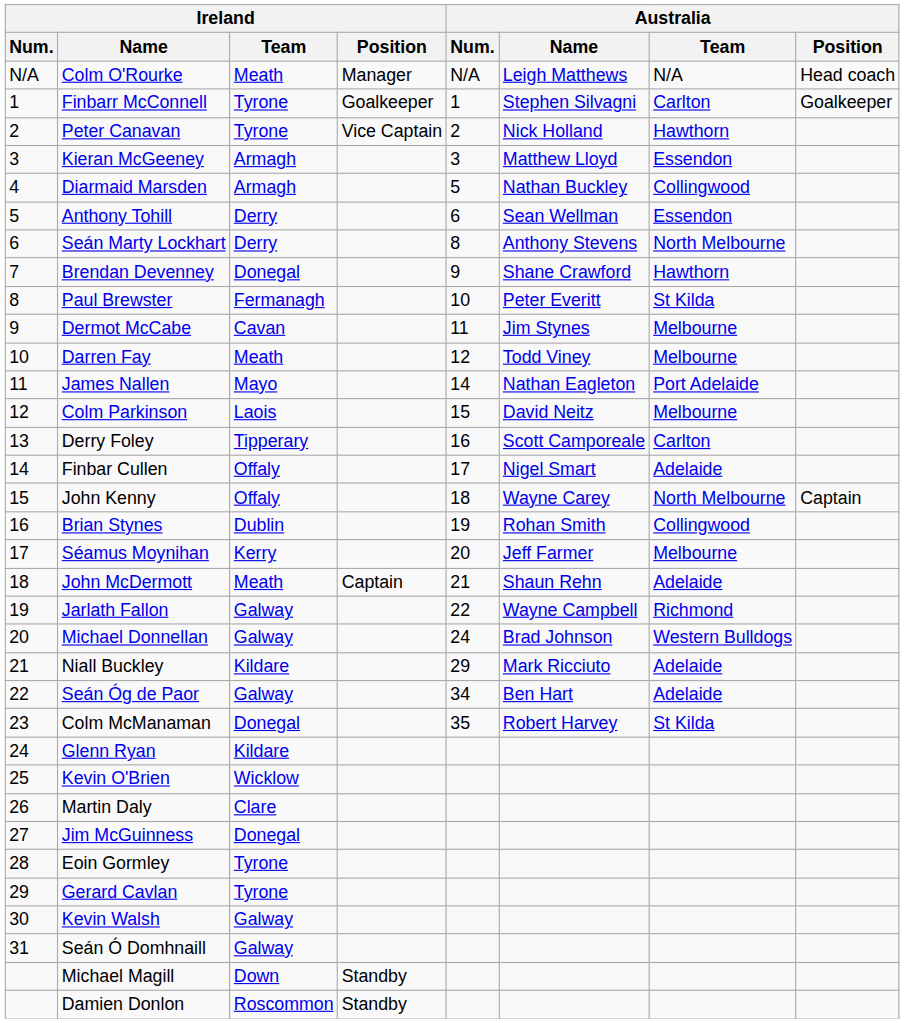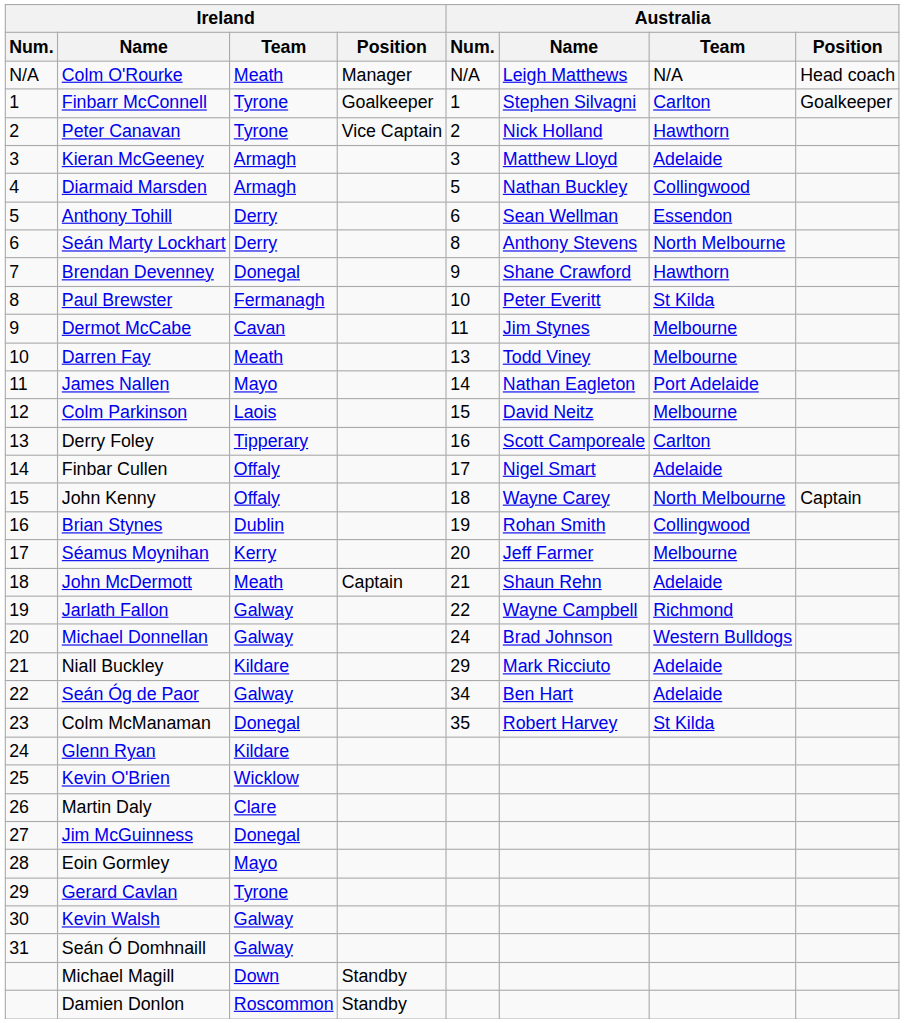(693, 159) Essendon -> (688, 159) Adelaide
(460, 356) 12 -> (460, 356) 13
(261, 863) Tyrone -> (256, 863) Mayo
